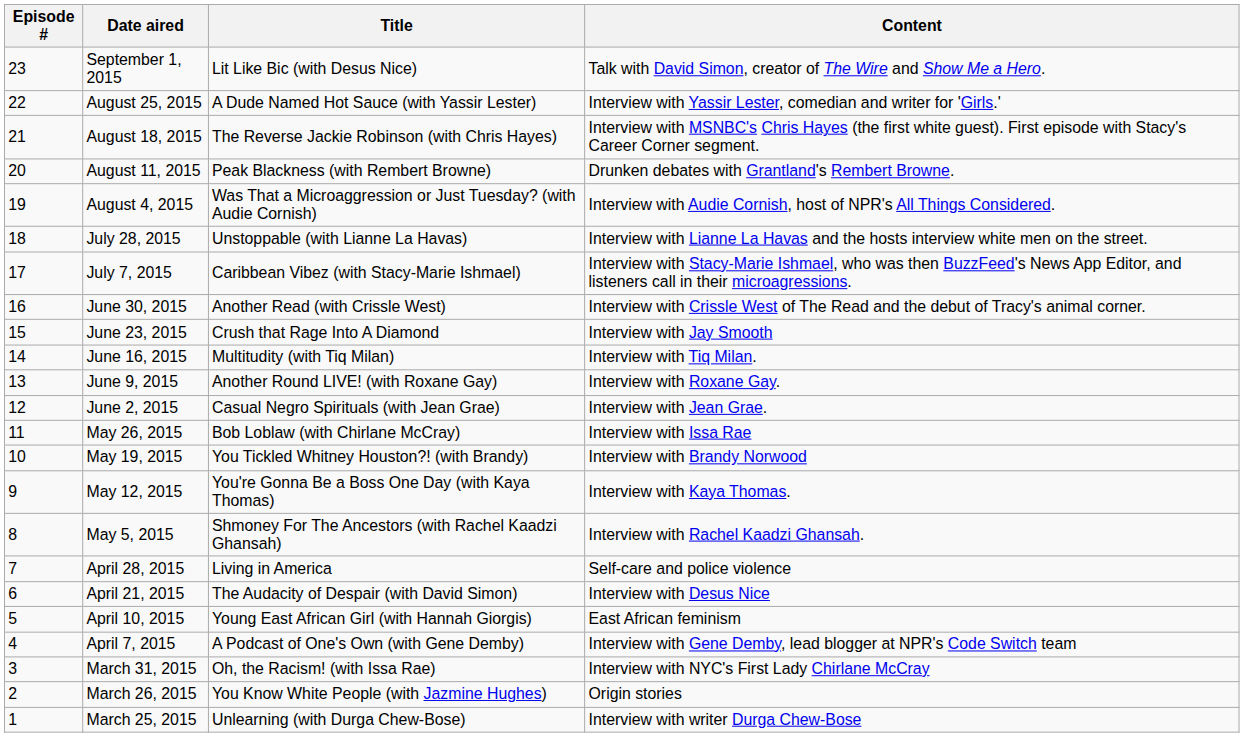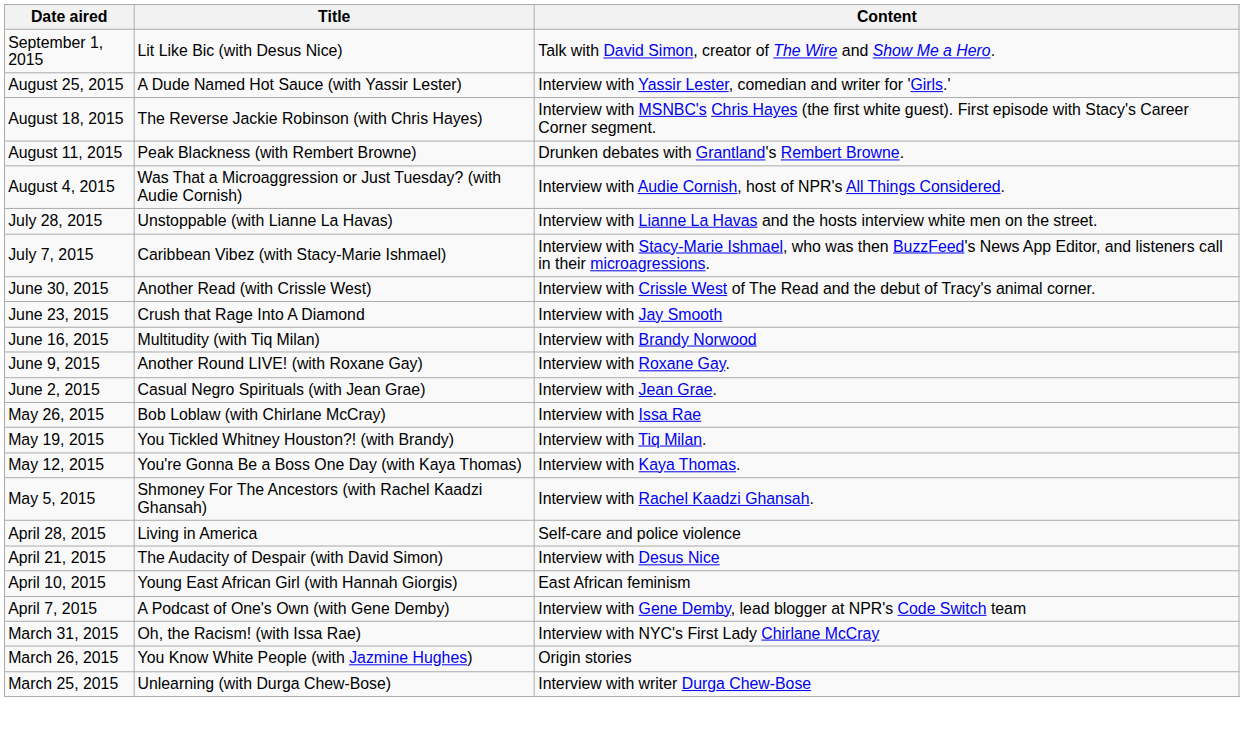- column: (44, 25)
(673, 357) Interview with Tiq Milan. -> (647, 339) Interview with Brandy Norwood
(698, 457) Interview with Brandy Norwood -> (622, 440) Interview with Tiq Milan.
